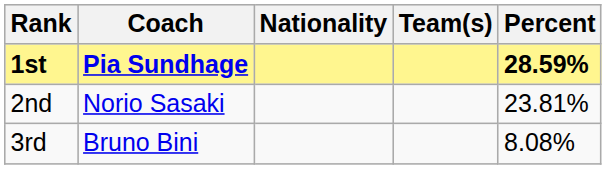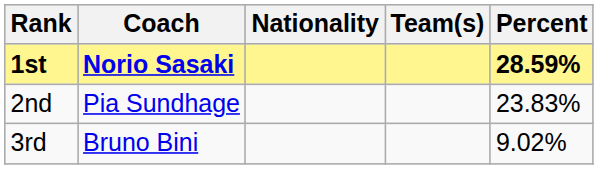(166, 63) Pia Sundhage -> (159, 63) Norio Sasaki
(154, 103) Norio Sasaki -> (161, 103) Pia Sundhage
(546, 103) 23.81% -> (538, 103) 23.83%
(539, 143) 8.08% -> (531, 143) 9.02%
